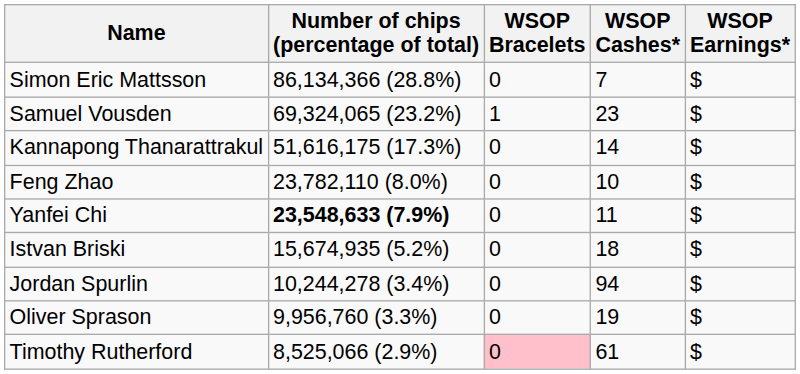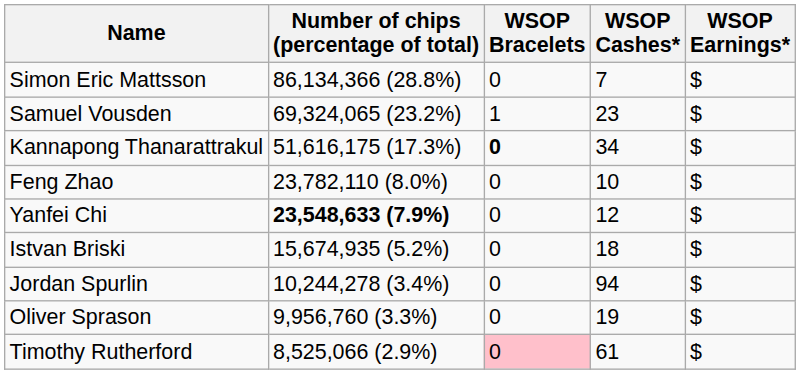(495, 147) normal -> (495, 147) bold
(607, 147) 14 -> (607, 147) 34
(607, 215) 11 -> (607, 215) 12
